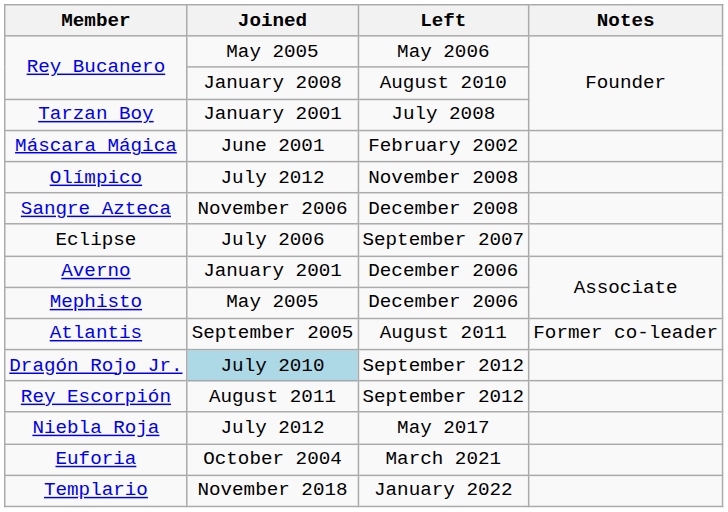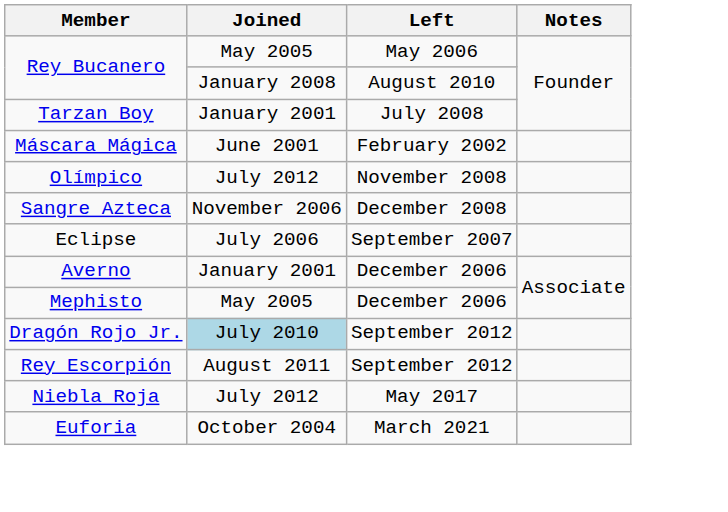- row: (96, 334)
- row: (96, 491)
